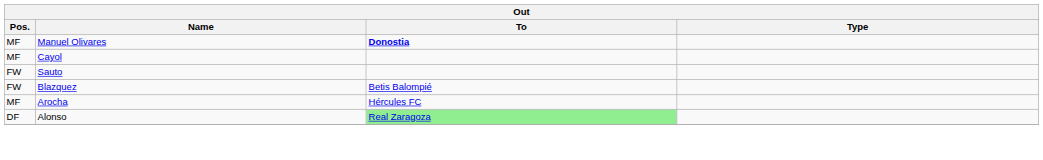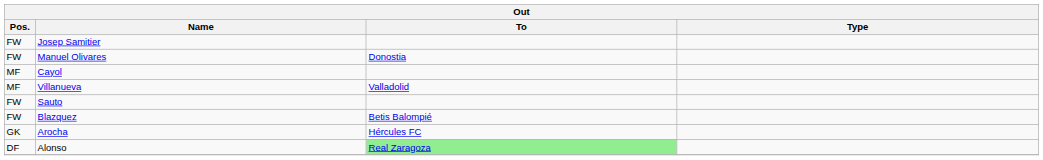+ row: (69, 42)
(13, 42) MF -> (14, 57) FW
(389, 42) bold -> (387, 57) normal
+ row: (59, 87)
(13, 102) MF -> (13, 132) GK
